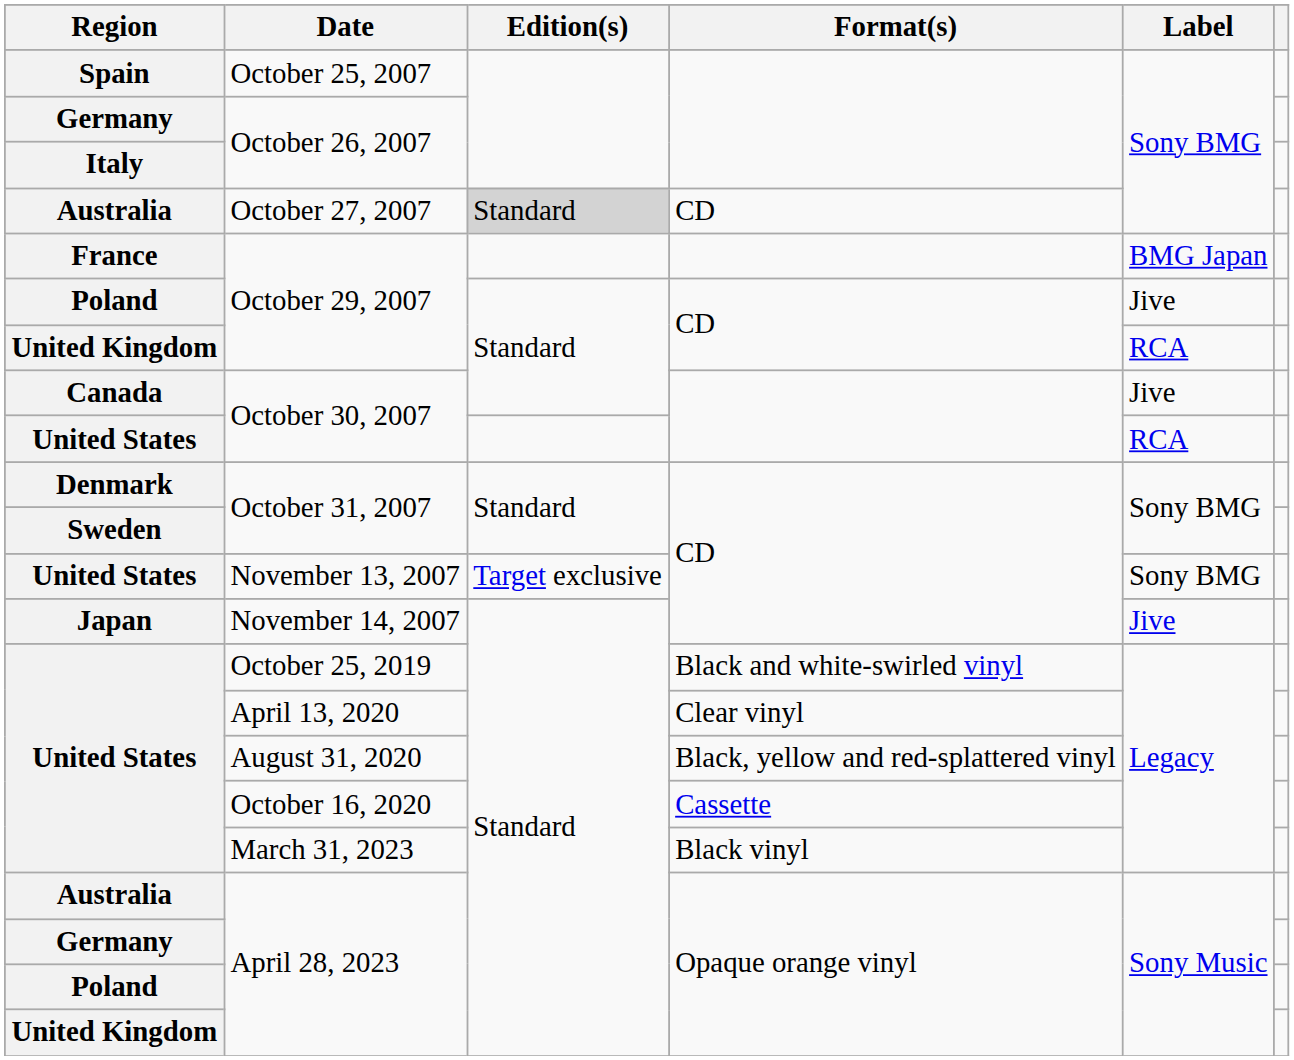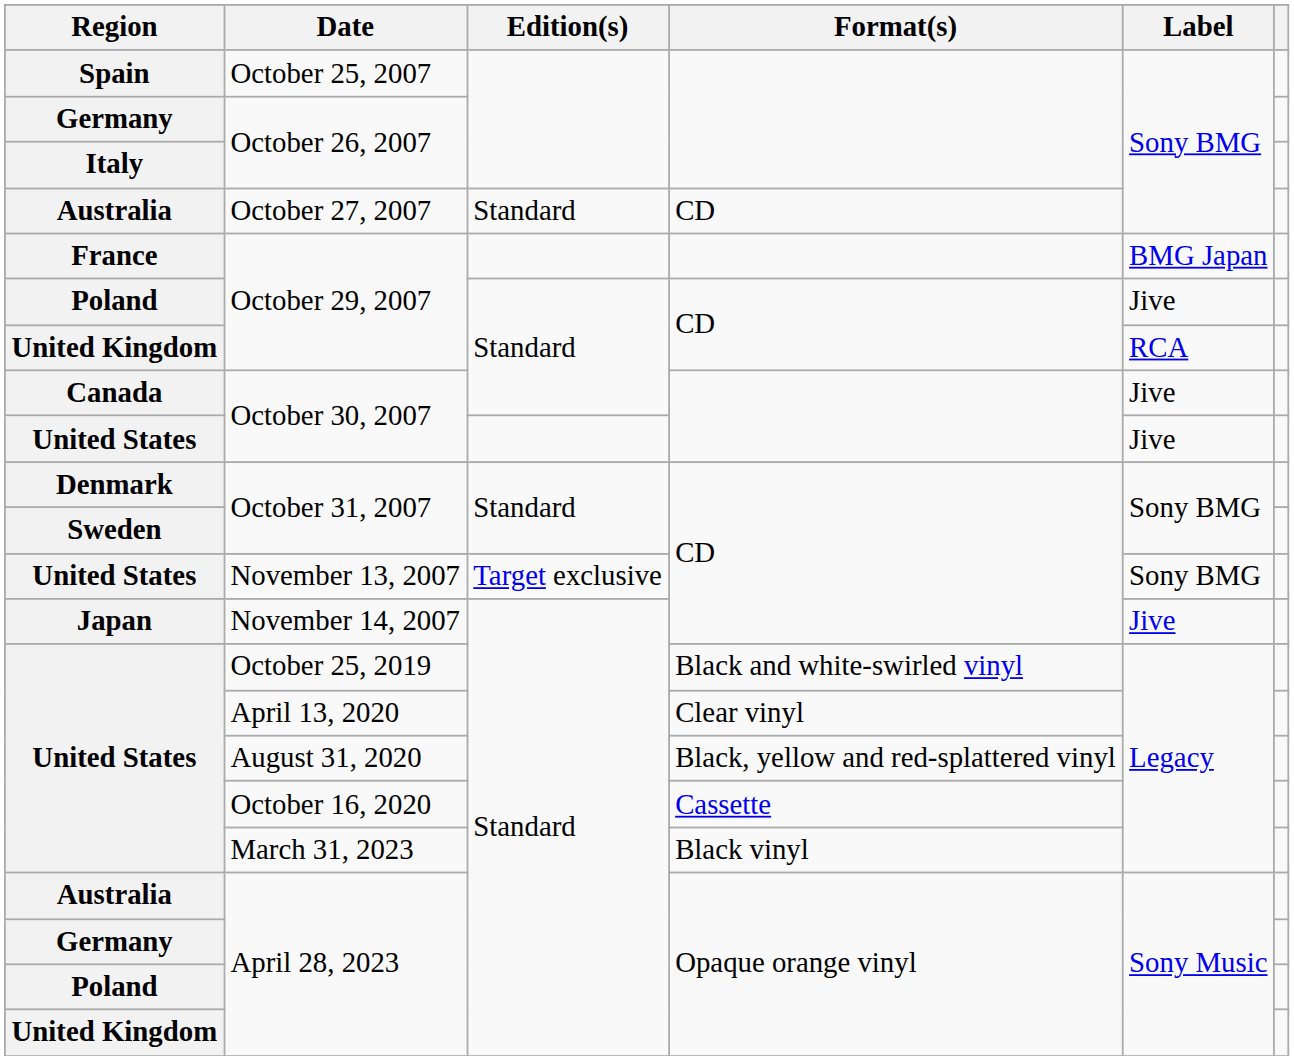(524, 210) lightgrey background -> (524, 210) no background
(1159, 438) RCA -> (1152, 438) Jive
